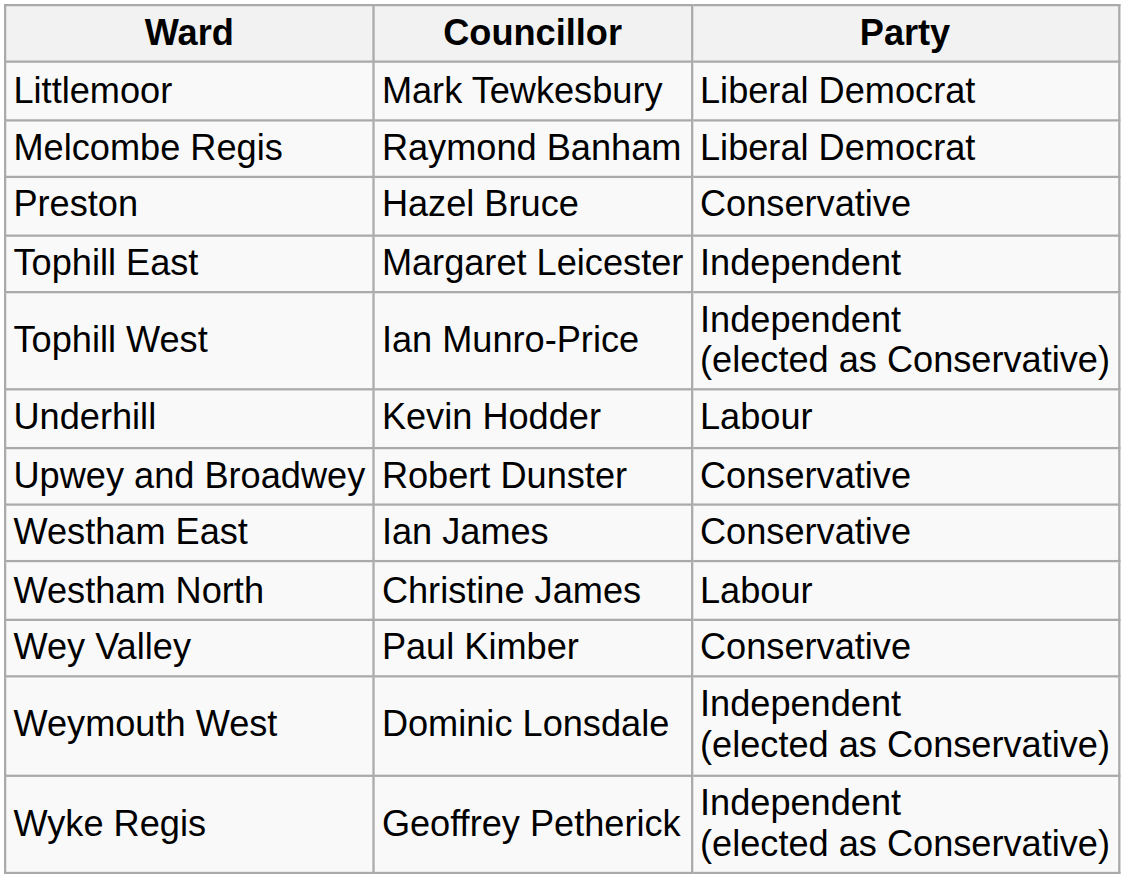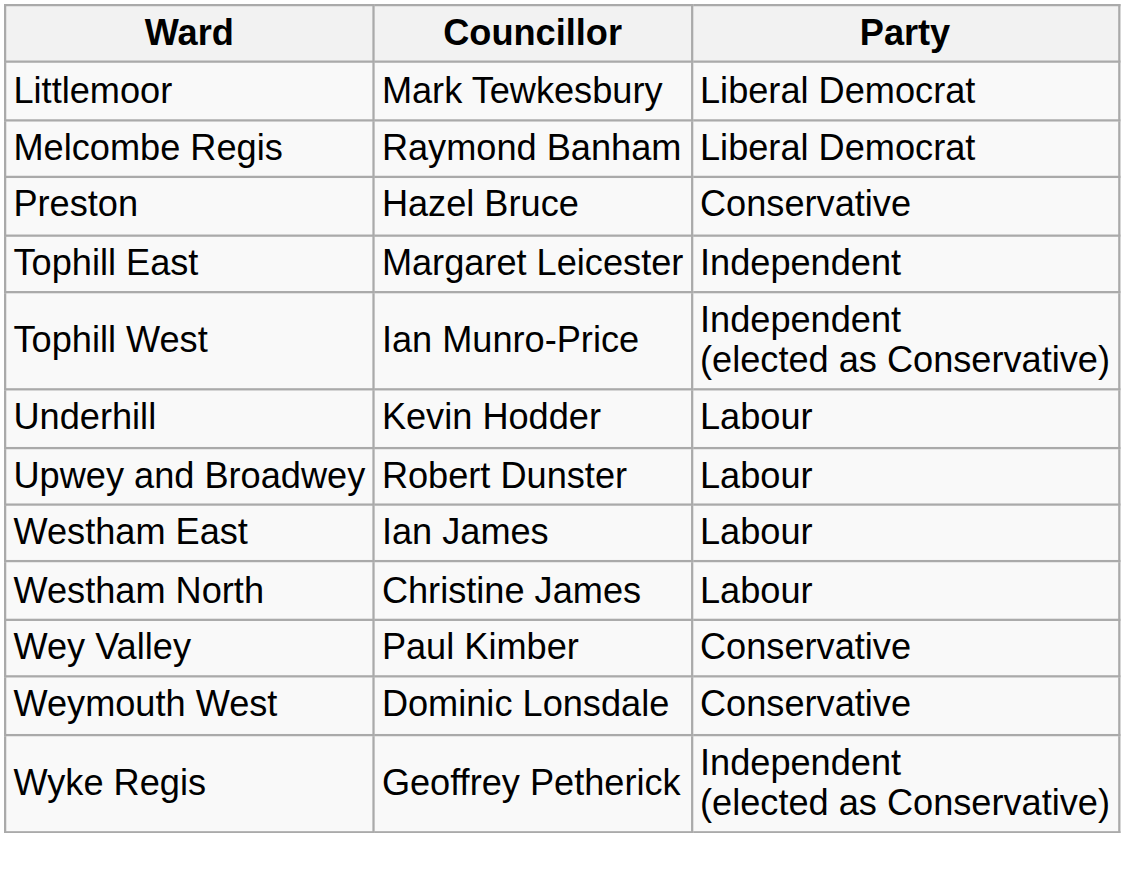(806, 475) Conservative -> (756, 475) Labour
(806, 532) Conservative -> (756, 532) Labour
(905, 725) Independent (elected as Conservative) -> (806, 704) Conservative
